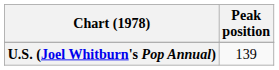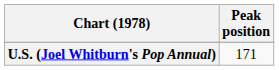(246, 53) 139 -> (246, 53) 171
